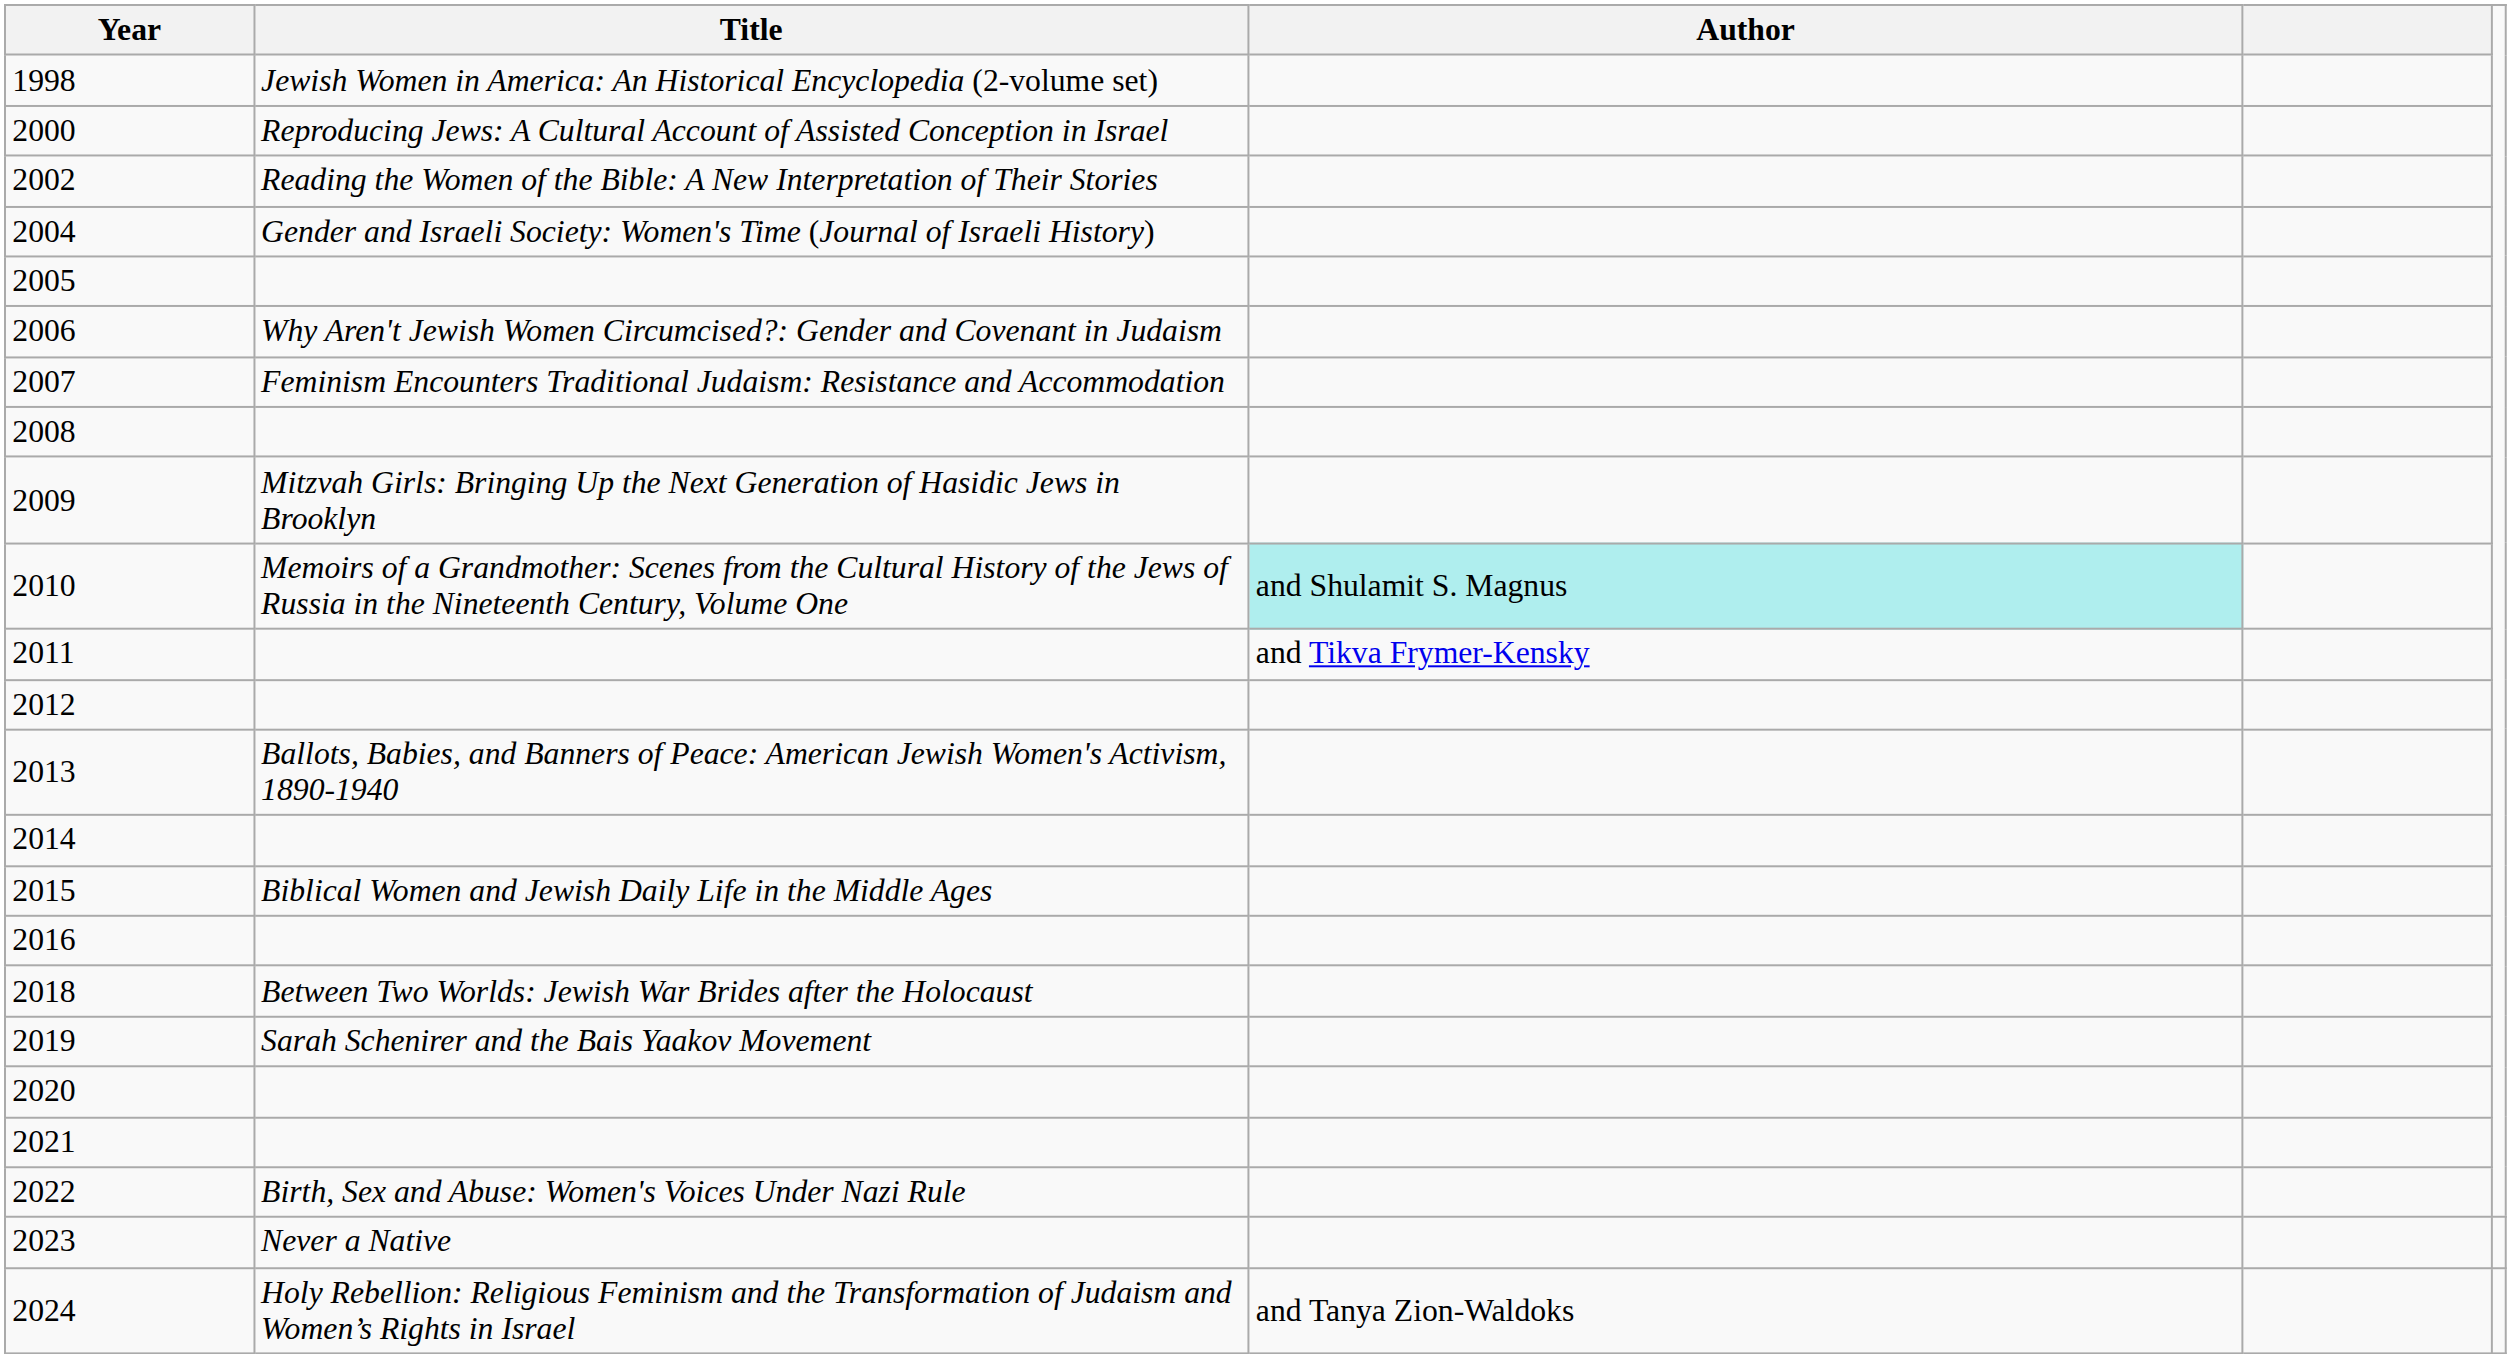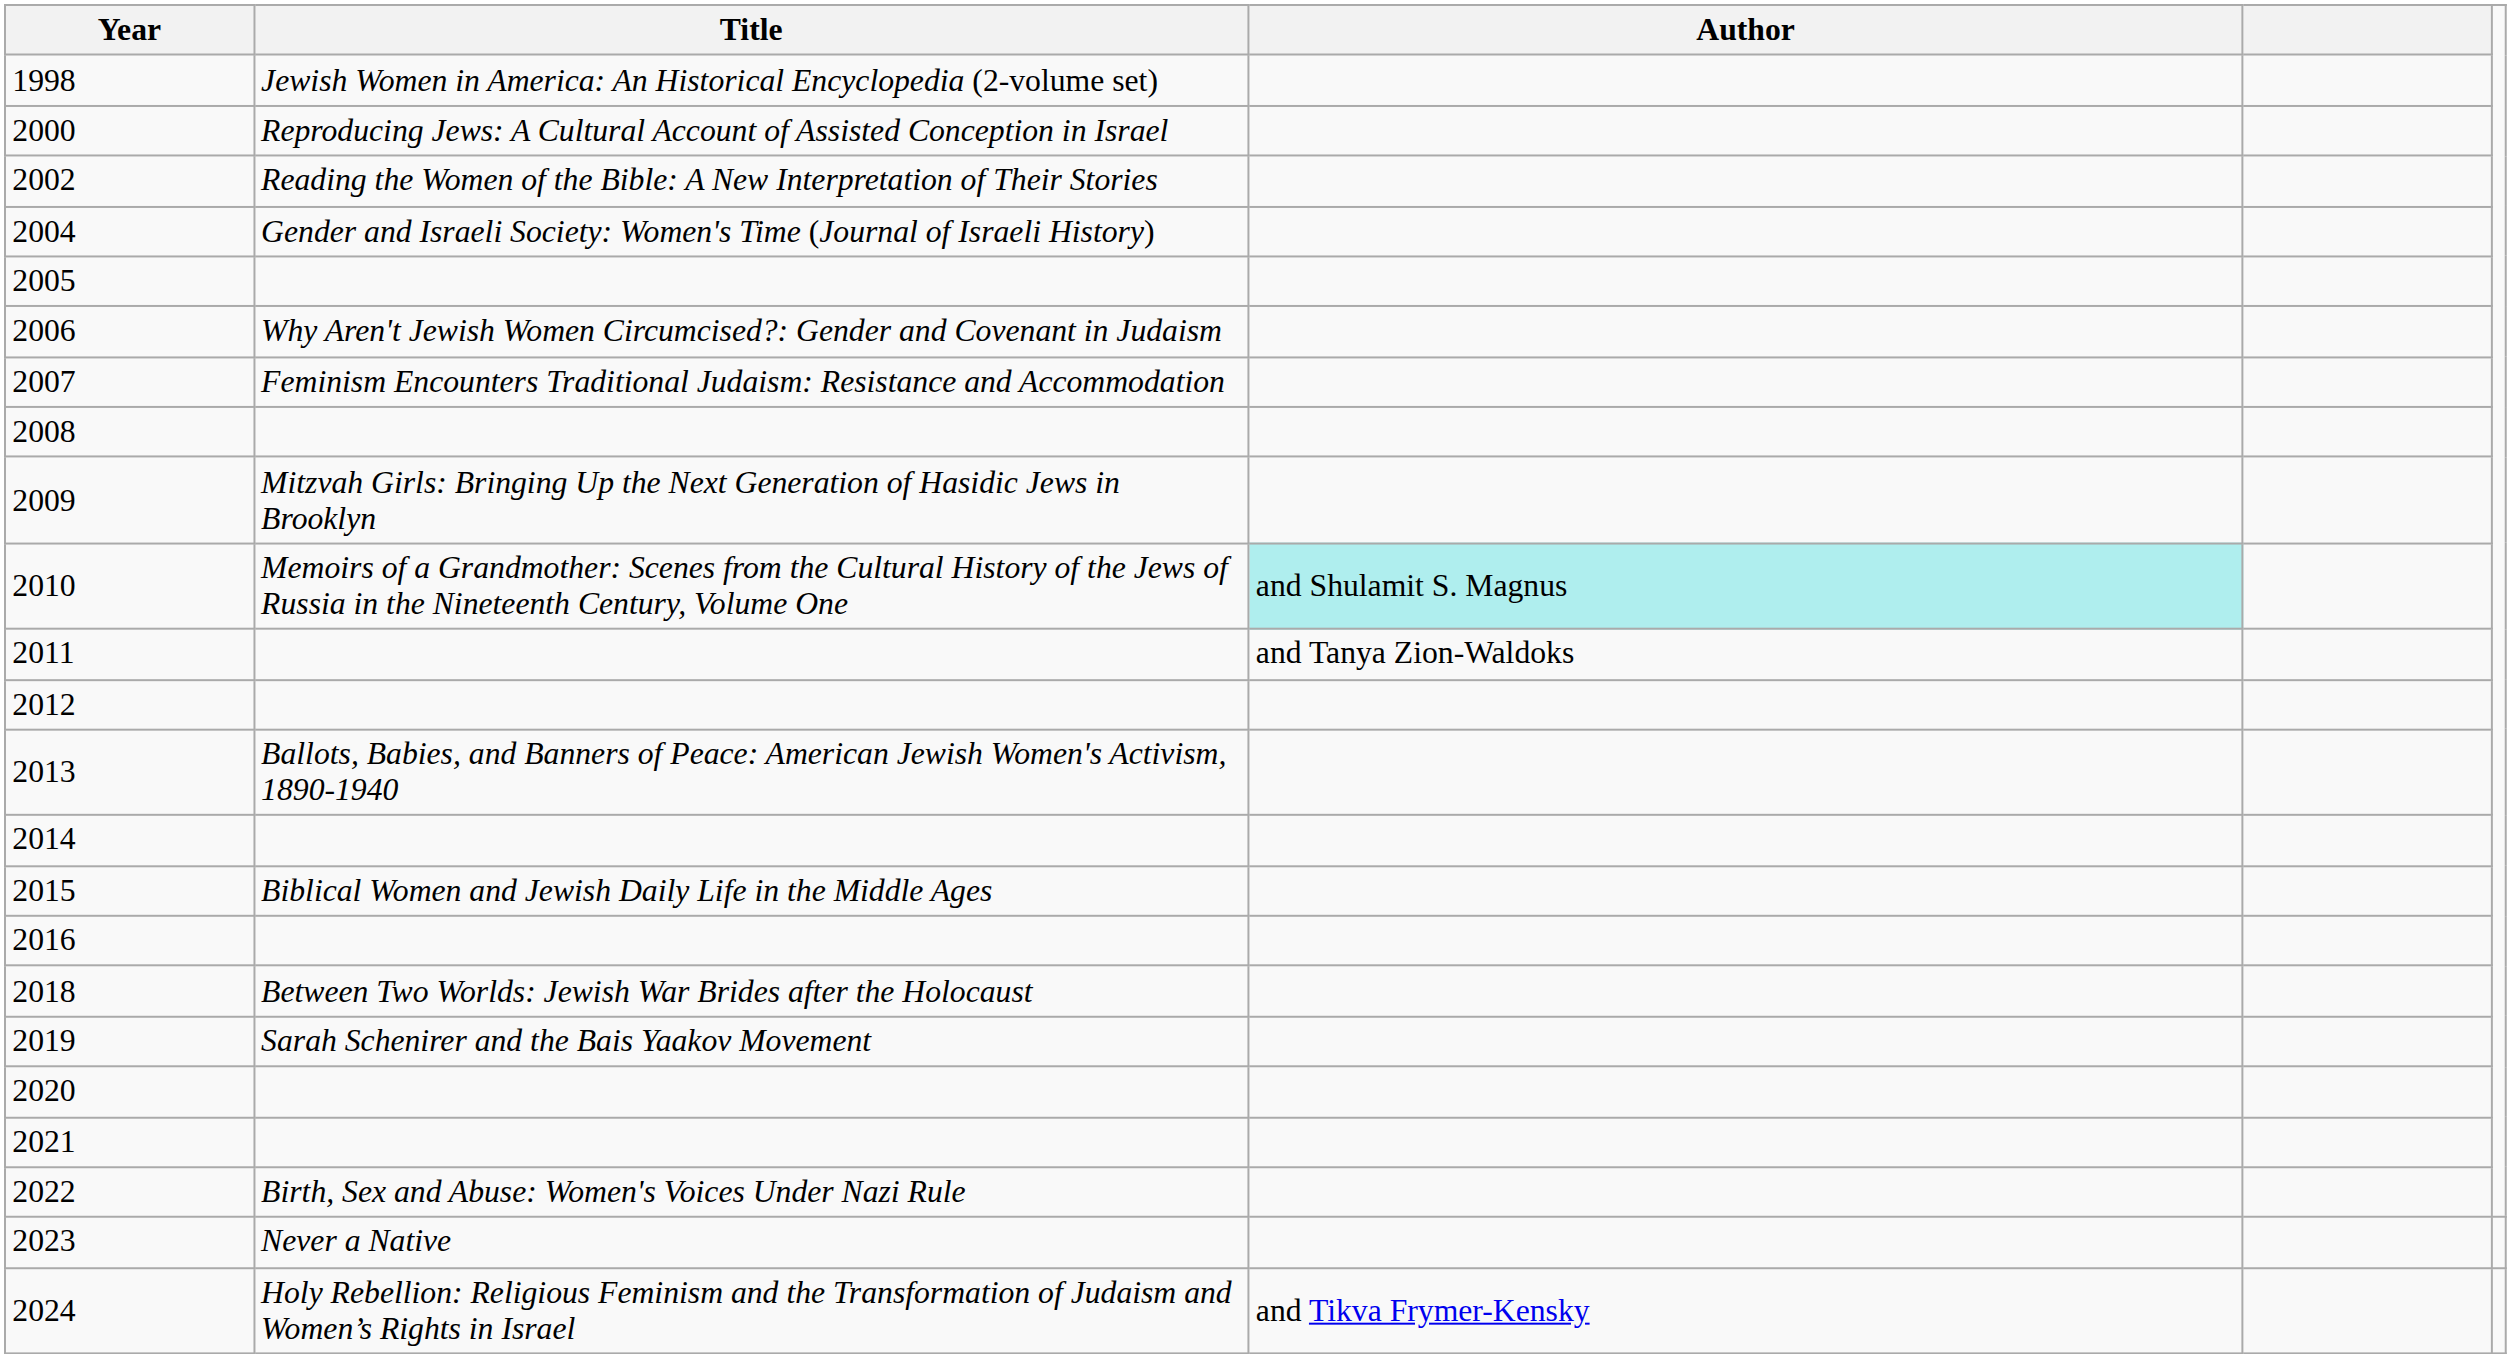(1423, 653) and Tikva Frymer-Kensky -> (1415, 653) and Tanya Zion-Waldoks
(1415, 1309) and Tanya Zion-Waldoks -> (1423, 1309) and Tikva Frymer-Kensky
